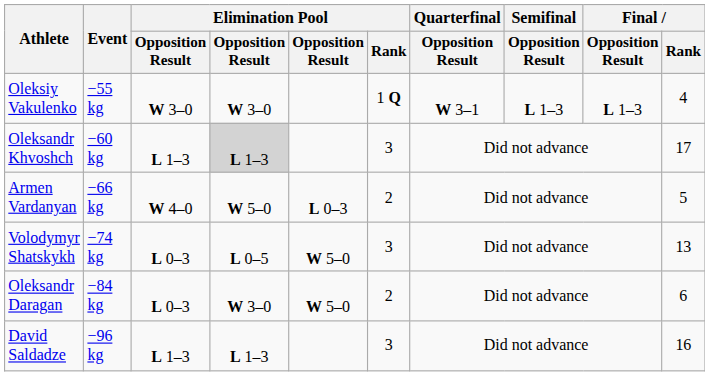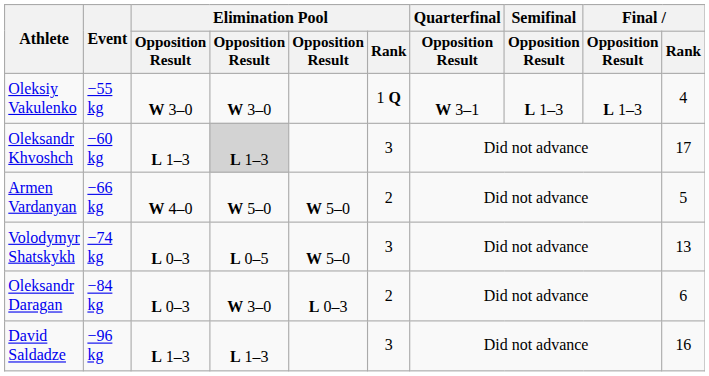(328, 209) L 0–3 -> (328, 209) W 5–0
(328, 308) W 5–0 -> (328, 308) L 0–3
